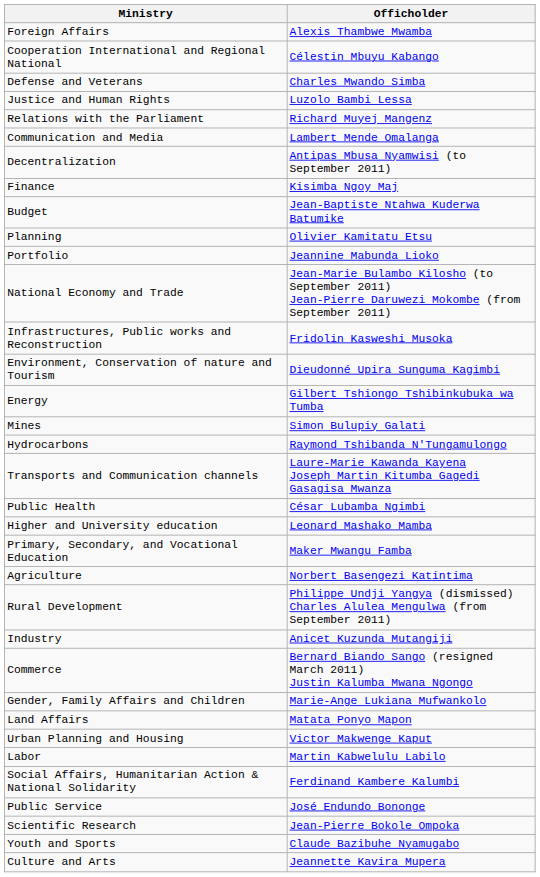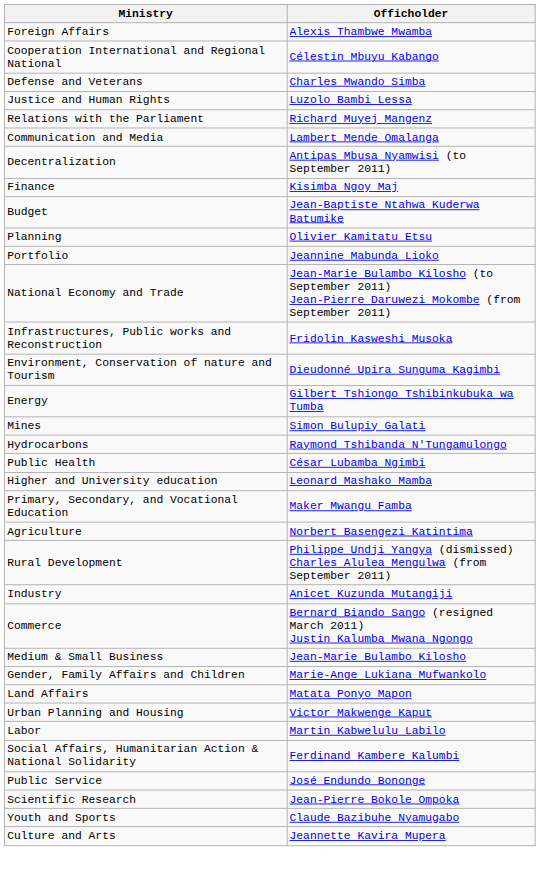- row: (133, 476)
+ row: (85, 657)
